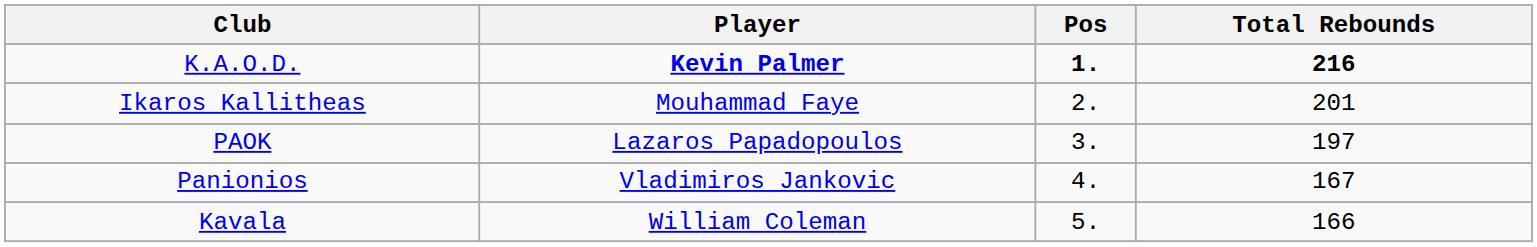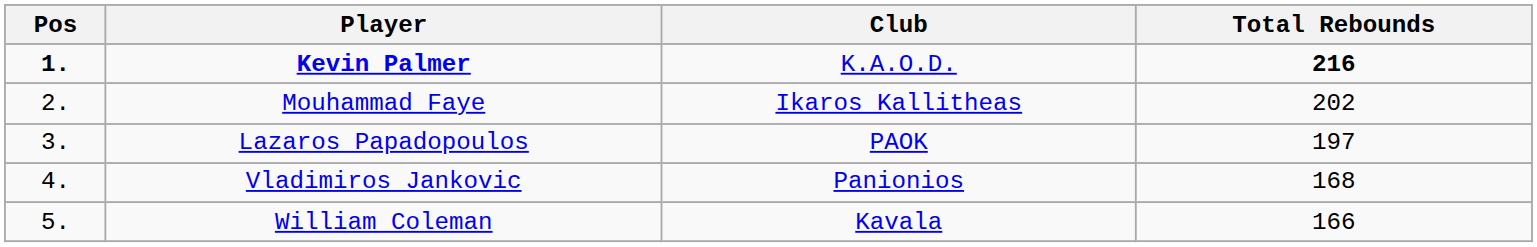columns swapped: (1086, 25) <-> (242, 25)
(1334, 103) 201 -> (1334, 103) 202
(1334, 182) 167 -> (1334, 182) 168
